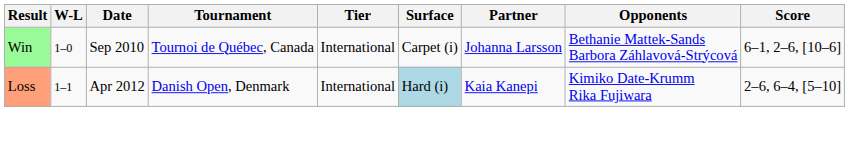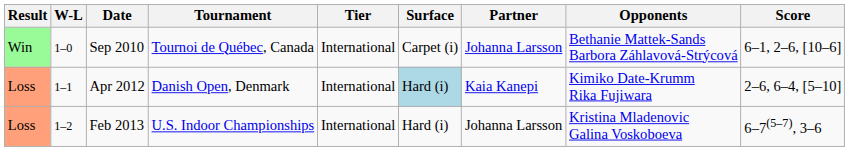+ row: (117, 126)
